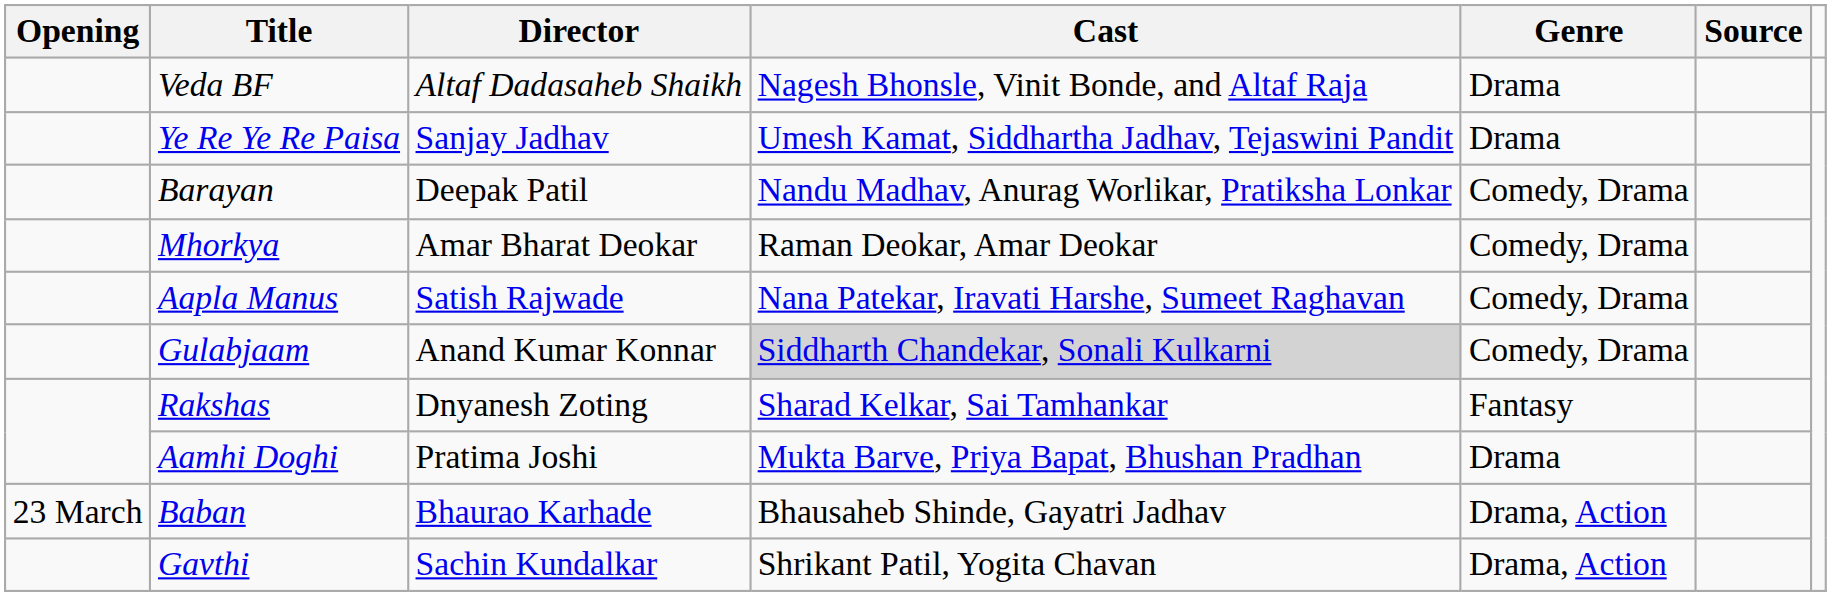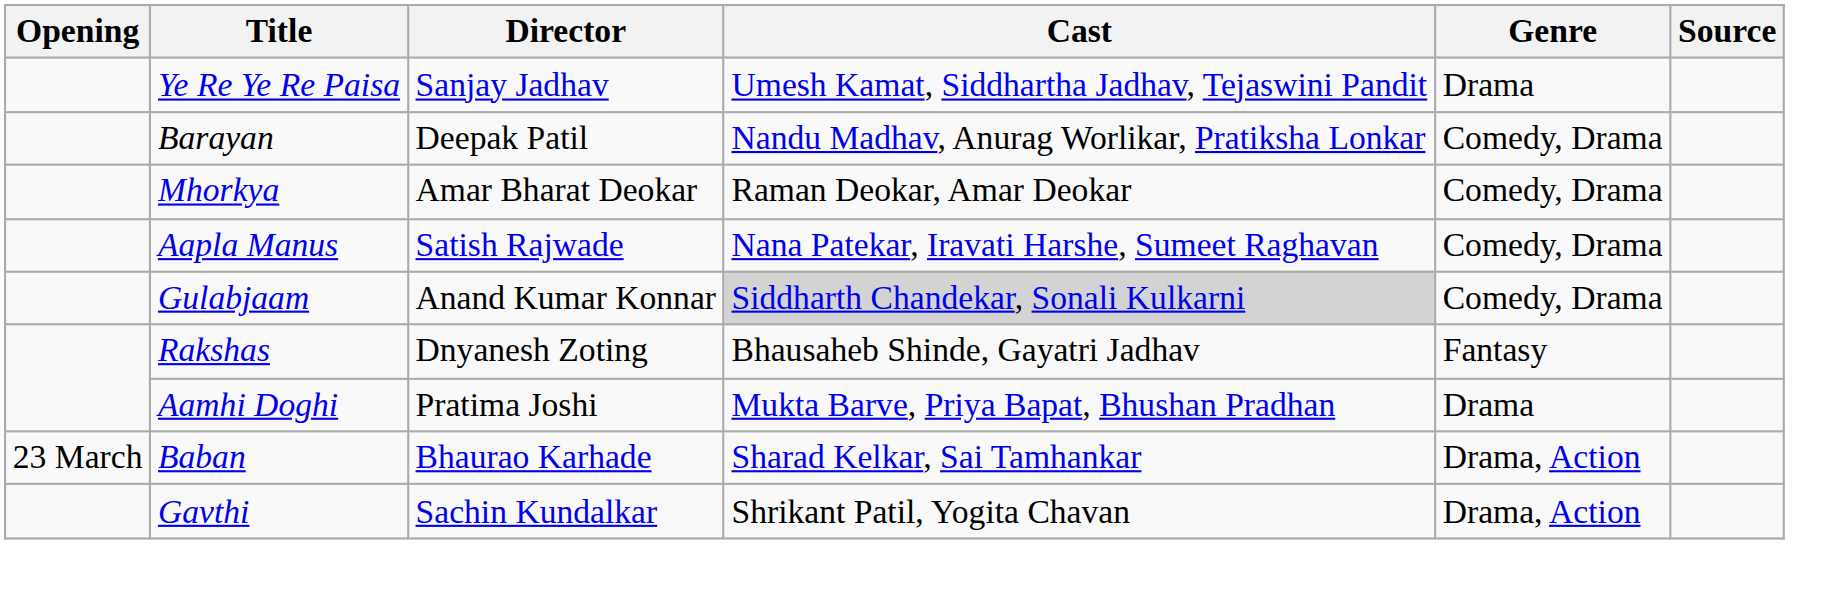- row: (215, 84)
(963, 404) Sharad Kelkar, Sai Tamhankar -> (966, 350) Bhausaheb Shinde, Gayatri Jadhav
(992, 510) Bhausaheb Shinde, Gayatri Jadhav -> (936, 457) Sharad Kelkar, Sai Tamhankar
